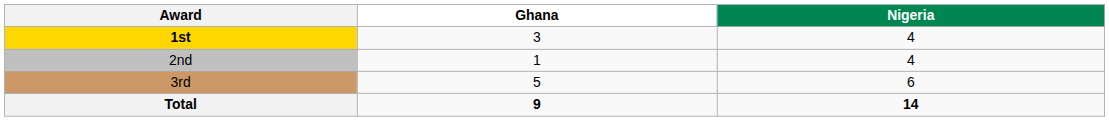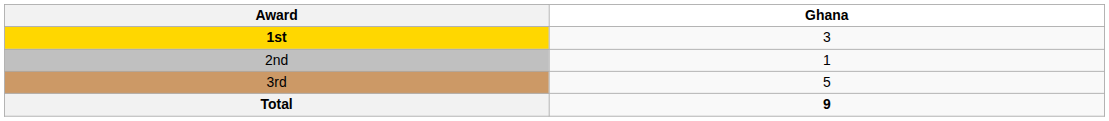- column: (911, 15)
